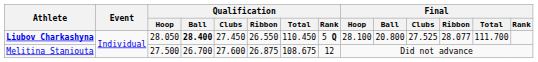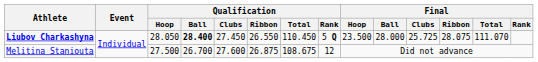(357, 37) 28.100 -> (357, 37) 23.500
(390, 37) 20.800 -> (390, 37) 28.000
(423, 37) 27.525 -> (423, 37) 25.725
(456, 37) 28.077 -> (456, 37) 28.075
(492, 37) 111.700 -> (492, 37) 111.070
